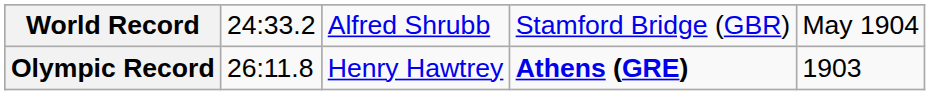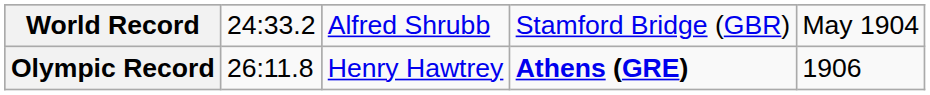(832, 67) 1903 -> (832, 67) 1906
